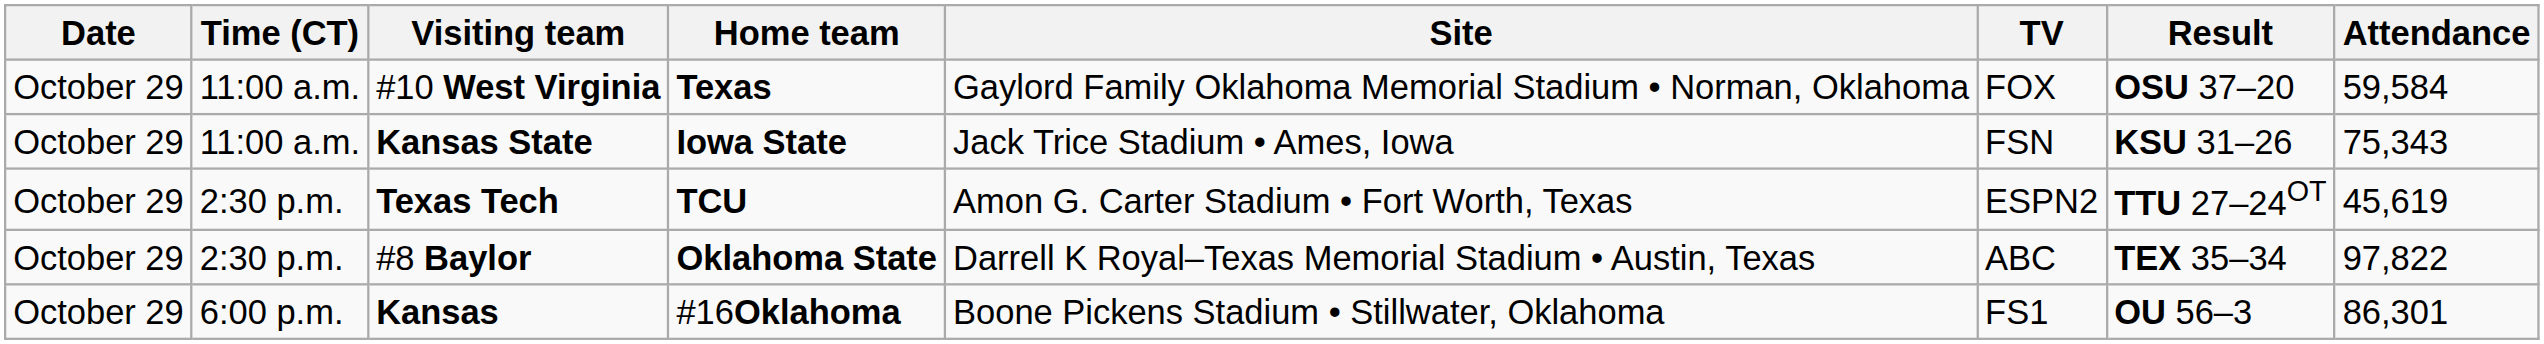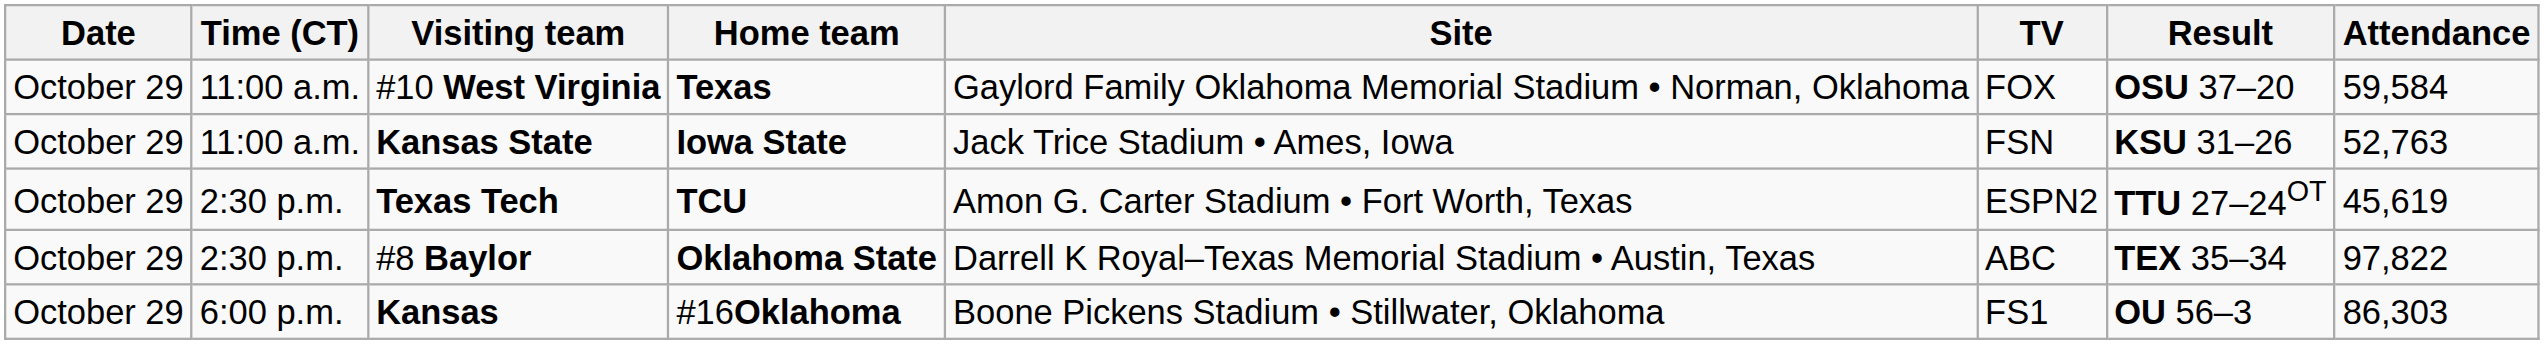(2395, 142) 75,343 -> (2395, 142) 52,763
(2395, 313) 86,301 -> (2395, 313) 86,303
